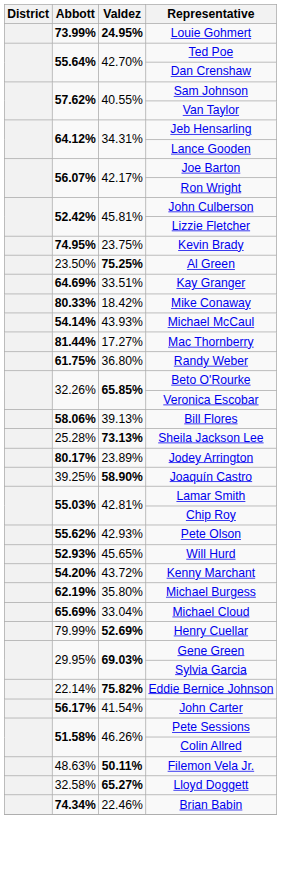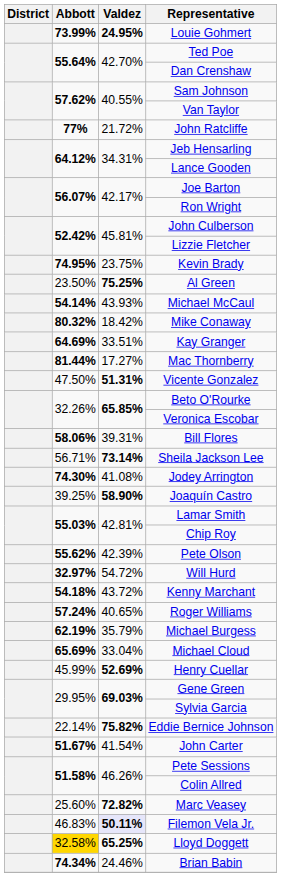+ row: (211, 129)
rows swapped: (211, 322) <-> (211, 284)
(75, 303) 80.33% -> (75, 322) 80.32%
- row: (211, 361)
+ row: (211, 380)
(122, 419) 39.13% -> (122, 438) 39.31%
(75, 438) 25.28% -> (75, 457) 56.71%
(122, 438) 73.13% -> (122, 457) 73.14%
(75, 457) 80.17% -> (75, 476) 74.30%
(122, 457) 23.89% -> (122, 476) 41.08%
(122, 534) 42.93% -> (122, 554) 42.39%
(75, 554) 52.93% -> (75, 573) 32.97%
(122, 554) 45.65% -> (122, 573) 54.72%
(75, 573) 54.20% -> (75, 592) 54.18%
+ row: (211, 611)
(122, 592) 35.80% -> (122, 631) 35.79%
(75, 631) 79.99% -> (75, 669) 45.99%
(75, 708) 56.17% -> (75, 746) 51.67%
+ row: (211, 804)
(75, 766) 48.63% -> (75, 824) 46.83%
(122, 766) no background -> (122, 824) lavender background
(75, 785) no background -> (75, 843) gold background
(122, 785) 65.27% -> (122, 843) 65.25%
(122, 804) 22.46% -> (122, 862) 24.46%
